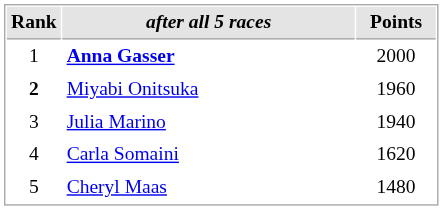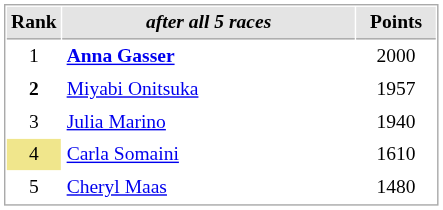(396, 88) 1960 -> (396, 88) 1957
(34, 154) no background -> (34, 154) khaki background
(396, 154) 1620 -> (396, 154) 1610
